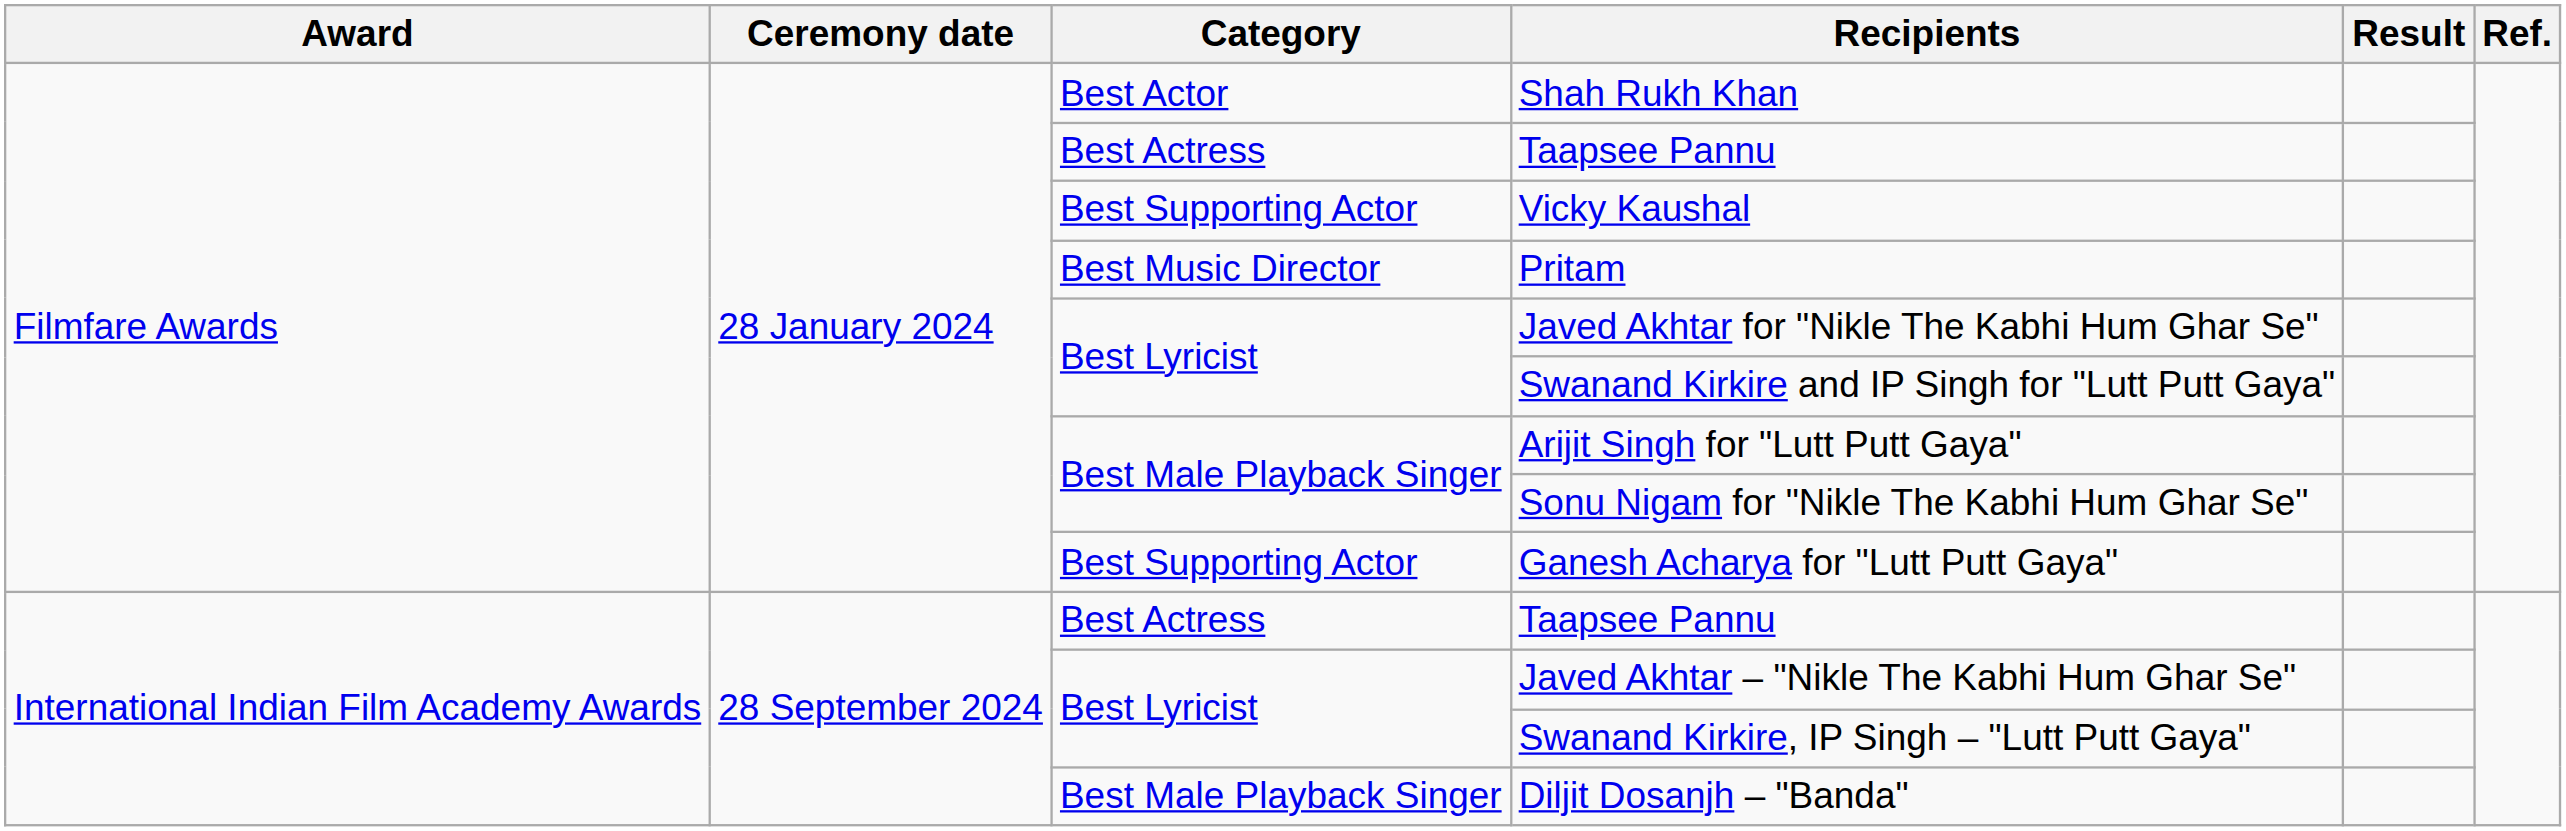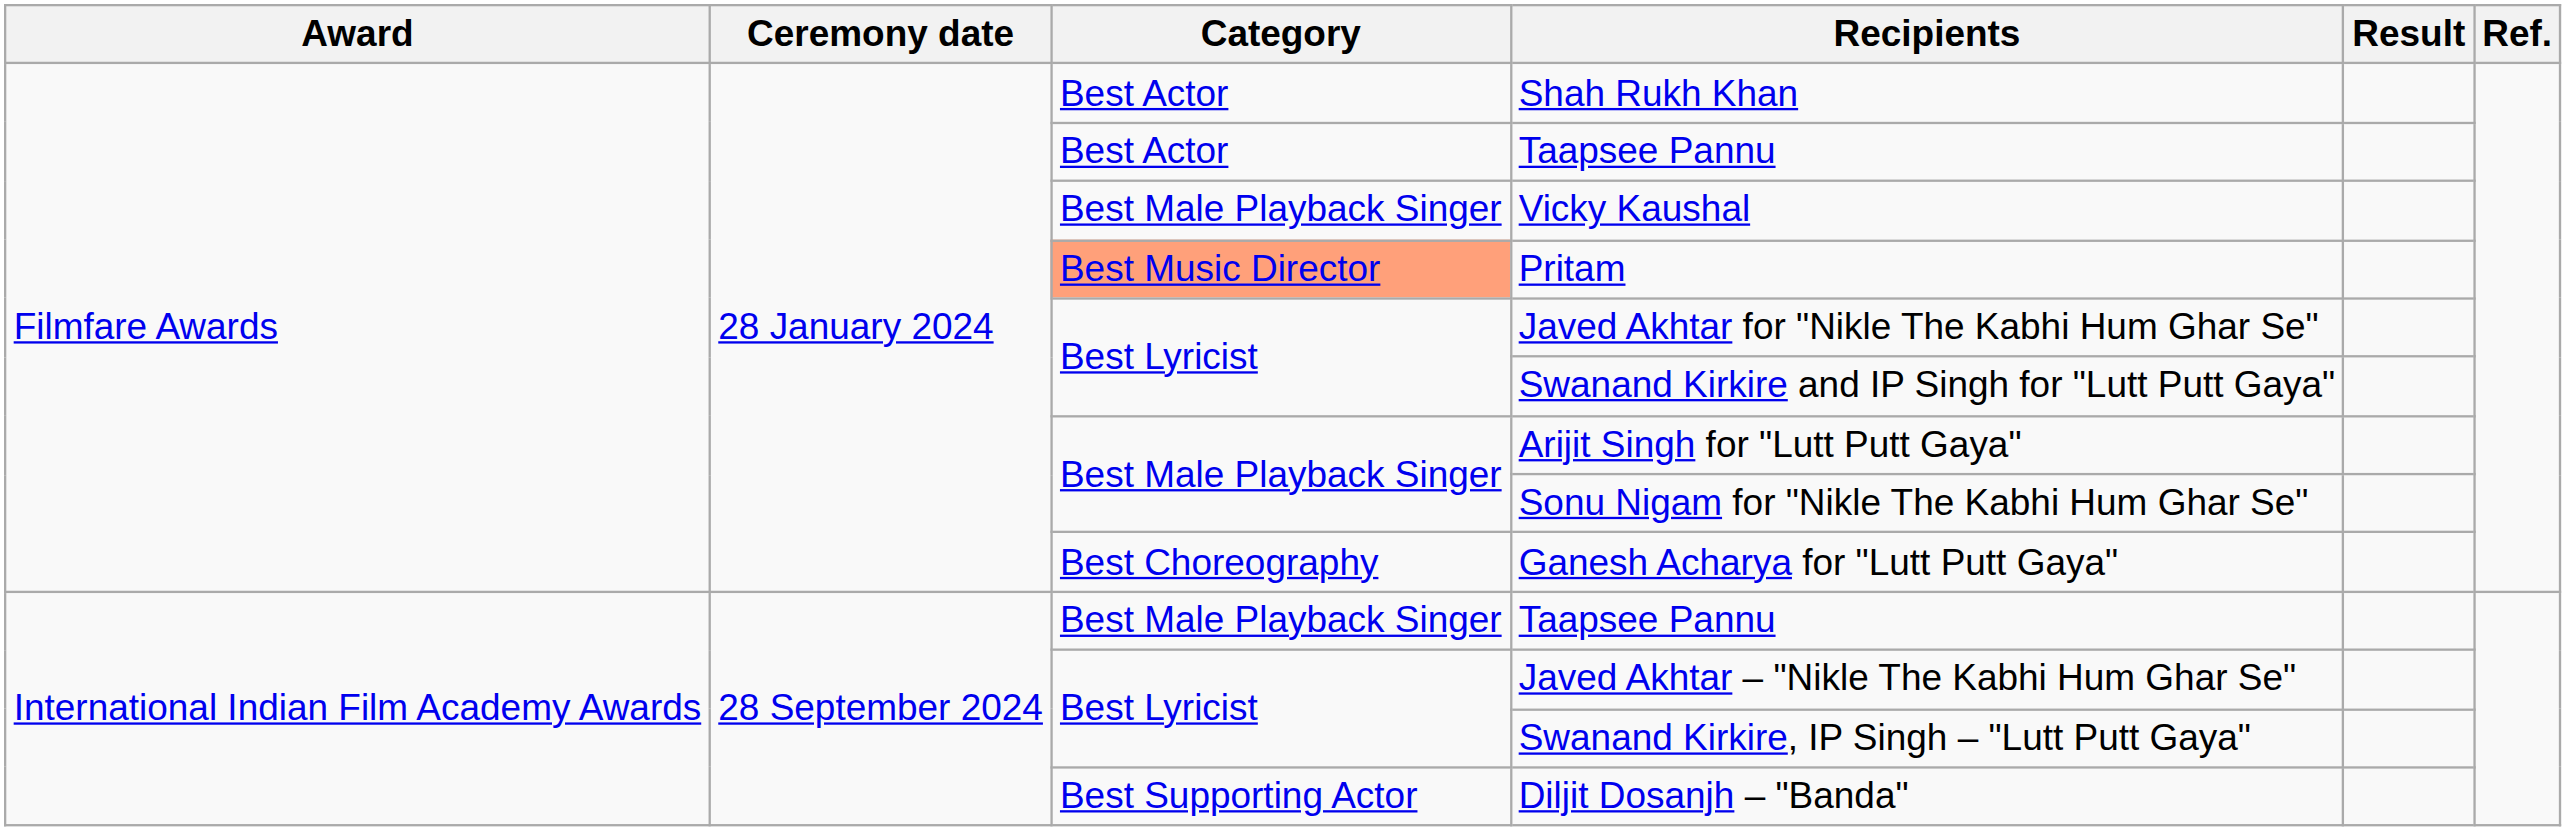(1163, 151) Best Actress -> (1144, 151) Best Actor
(1239, 209) Best Supporting Actor -> (1281, 209) Best Male Playback Singer
(1220, 268) no background -> (1220, 268) lightsalmon background
(1239, 561) Best Supporting Actor -> (1219, 561) Best Choreography
(1163, 619) Best Actress -> (1281, 619) Best Male Playback Singer
(1281, 795) Best Male Playback Singer -> (1239, 795) Best Supporting Actor
